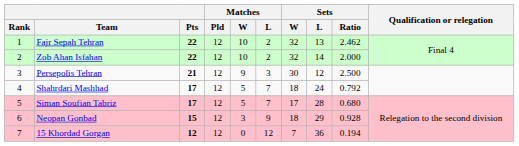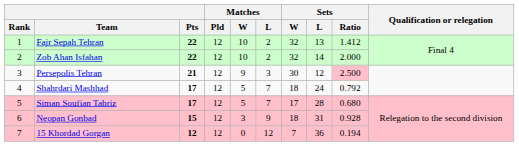(350, 42) 2.462 -> (350, 42) 1.412
(350, 73) no background -> (350, 73) pink background
(319, 118) 29 -> (319, 118) 31
